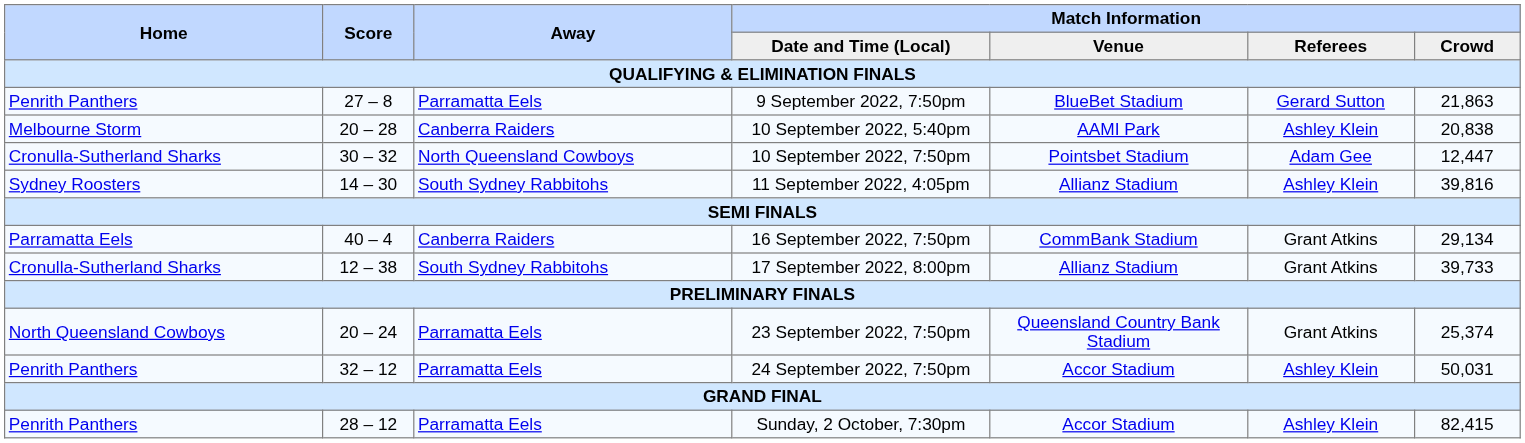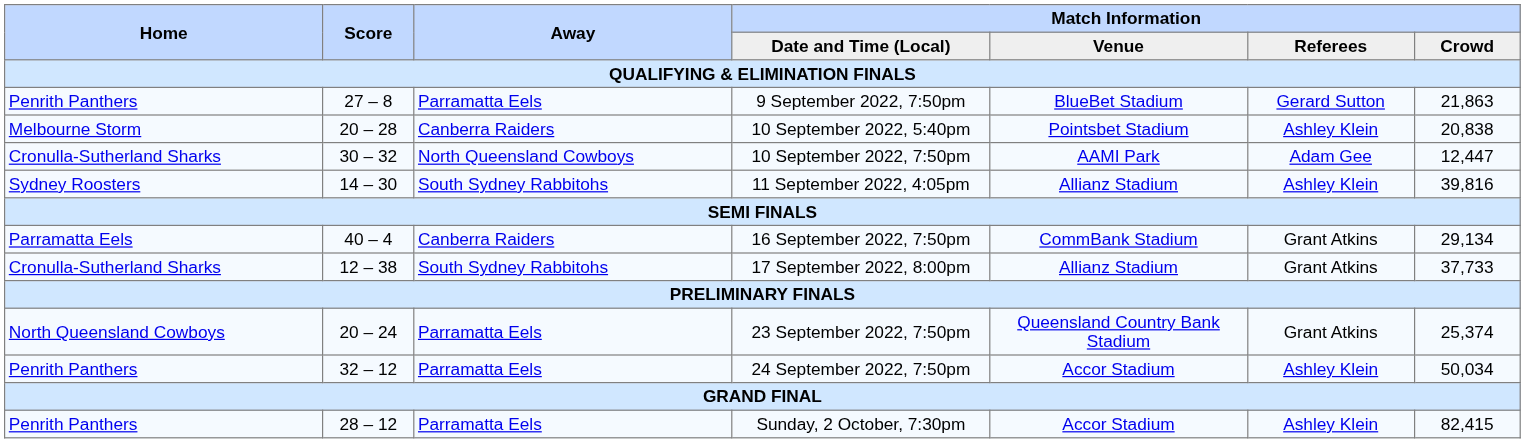(1119, 129) AAMI Park -> (1119, 129) Pointsbet Stadium
(1119, 156) Pointsbet Stadium -> (1119, 156) AAMI Park
(1467, 267) 39,733 -> (1467, 267) 37,733
(1467, 369) 50,031 -> (1467, 369) 50,034
